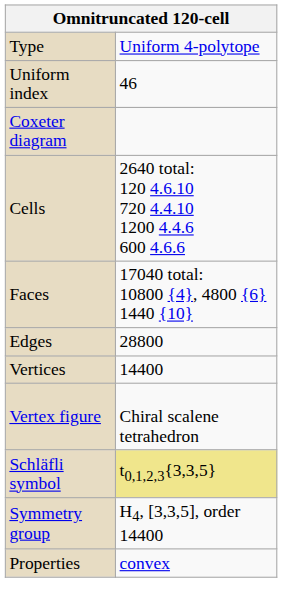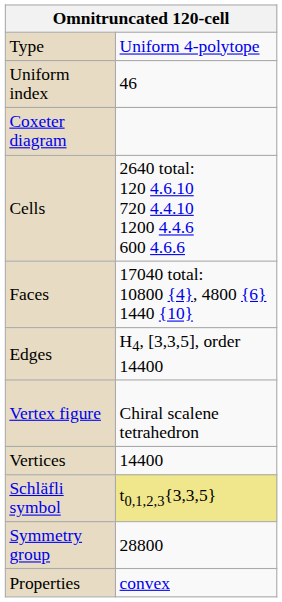(141, 341) 28800 -> (180, 353) H4, [3,3,5], order 14400
rows swapped: (37, 369) <-> (55, 416)
(180, 523) H4, [3,3,5], order 14400 -> (141, 545) 28800
